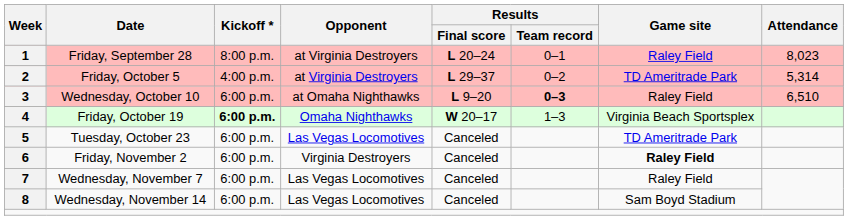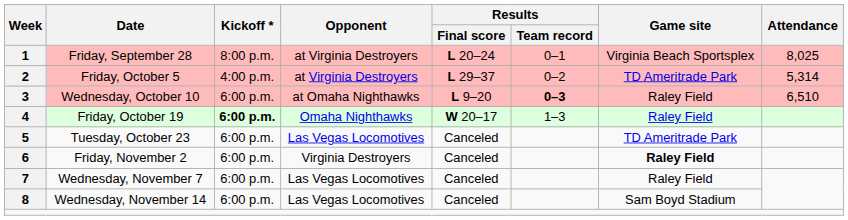(680, 56) Raley Field -> (680, 56) Virginia Beach Sportsplex
(803, 56) 8,023 -> (803, 56) 8,025
(680, 117) Virginia Beach Sportsplex -> (680, 117) Raley Field
